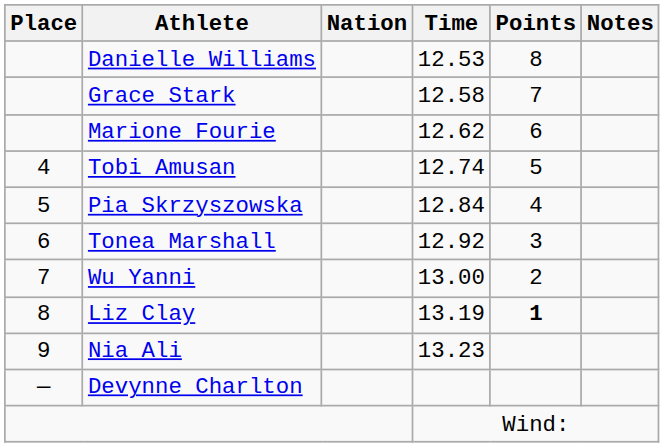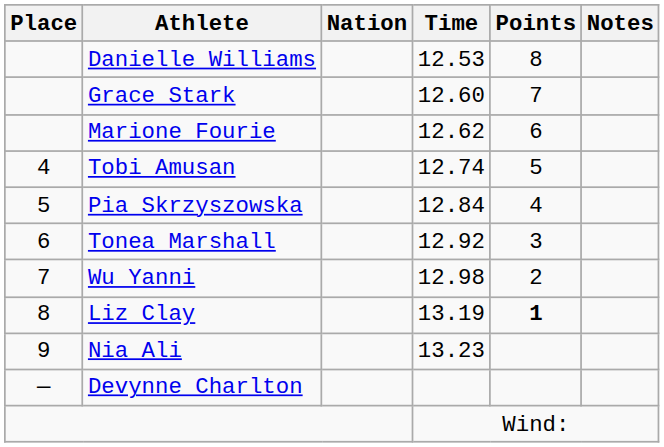(451, 96) 12.58 -> (451, 96) 12.60
(451, 278) 13.00 -> (451, 278) 12.98
